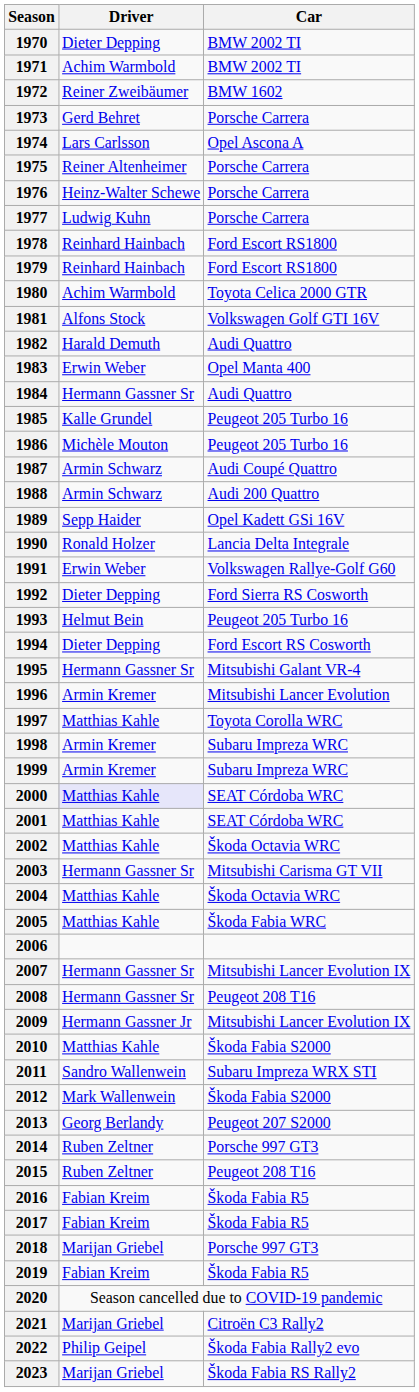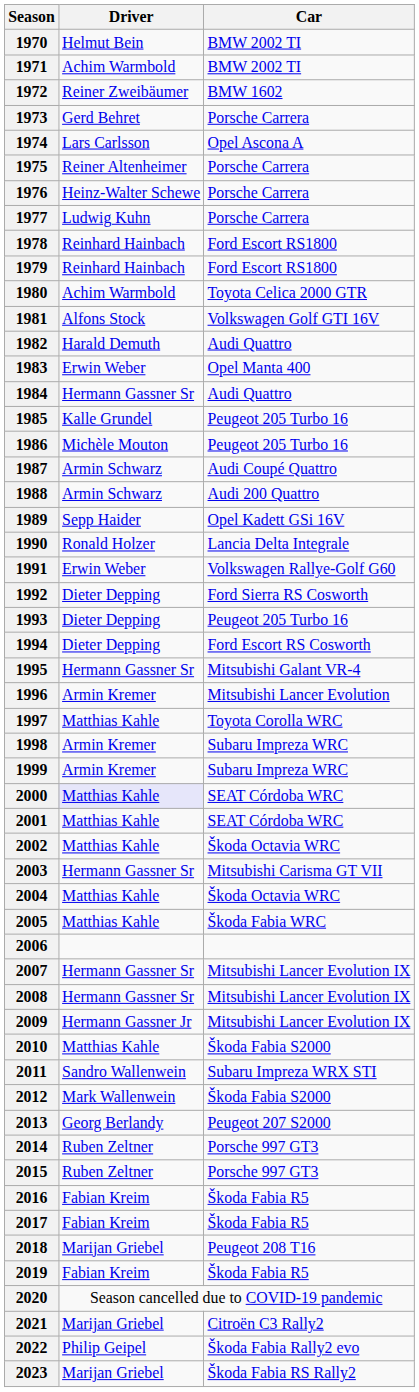(111, 42) Dieter Depping -> (103, 42) Helmut Bein
(103, 619) Helmut Bein -> (111, 619) Dieter Depping
(262, 996) Peugeot 208 T16 -> (309, 996) Mitsubishi Lancer Evolution IX
(262, 1172) Peugeot 208 T16 -> (263, 1172) Porsche 997 GT3
(263, 1248) Porsche 997 GT3 -> (262, 1248) Peugeot 208 T16
